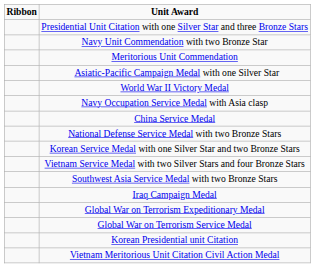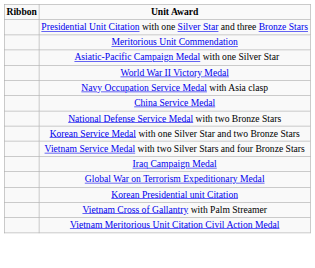- row: (175, 42)
- row: (175, 179)
- row: (175, 225)
+ row: (175, 210)
